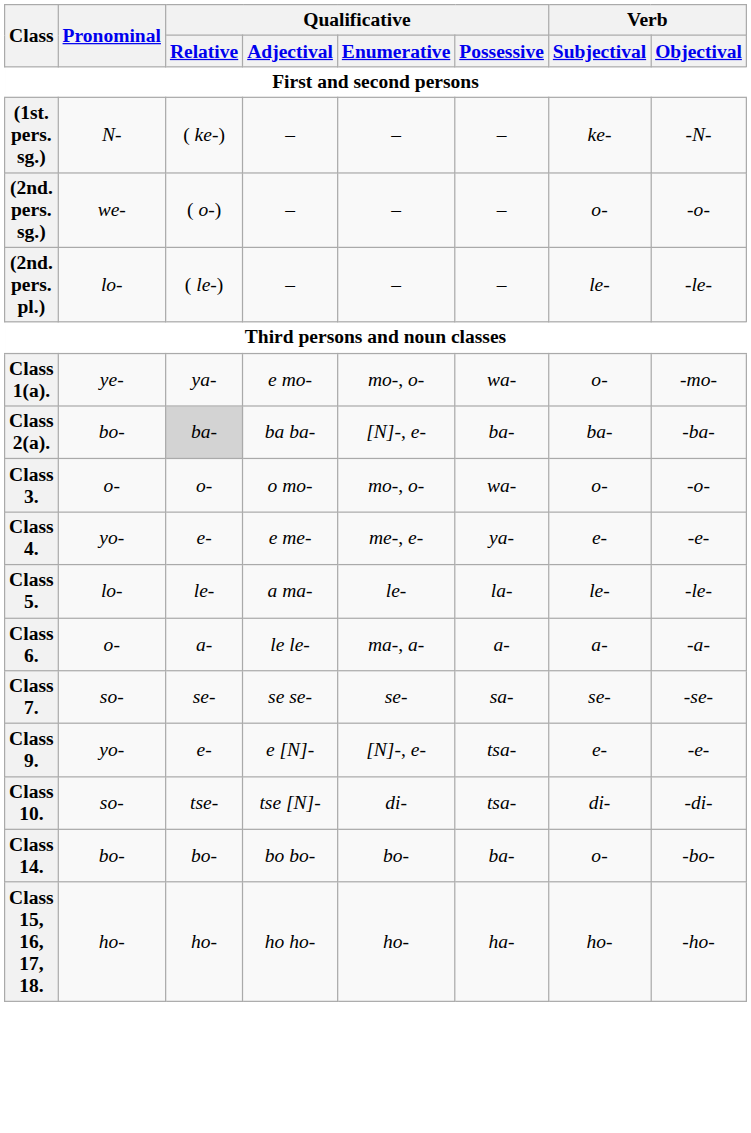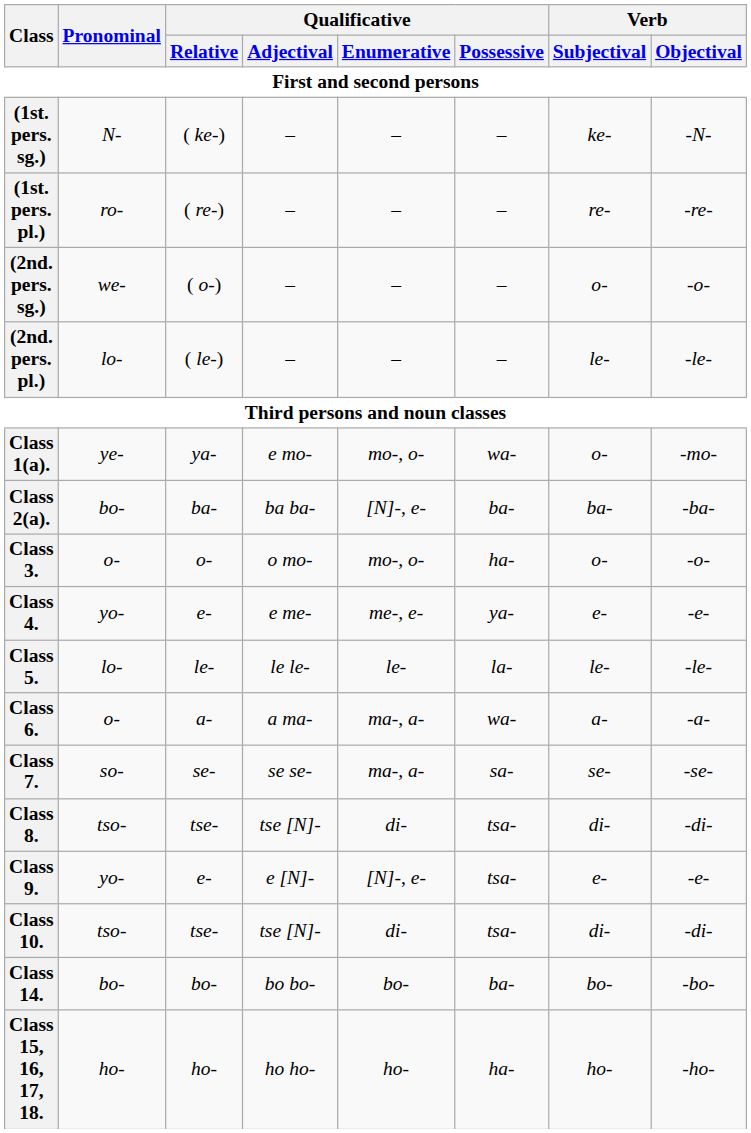+ row: (31, 209)
(204, 432) lightgrey background -> (204, 507) no background
(502, 485) wa- -> (502, 560) ha-
(290, 591) a ma- -> (290, 665) le le-
(290, 644) le le- -> (290, 718) a ma-
(502, 644) a- -> (502, 718) wa-
(396, 696) se- -> (396, 771) ma-, a-
+ row: (31, 824)
(112, 802) so- -> (112, 930) tso-
(600, 855) o- -> (600, 983) bo-
